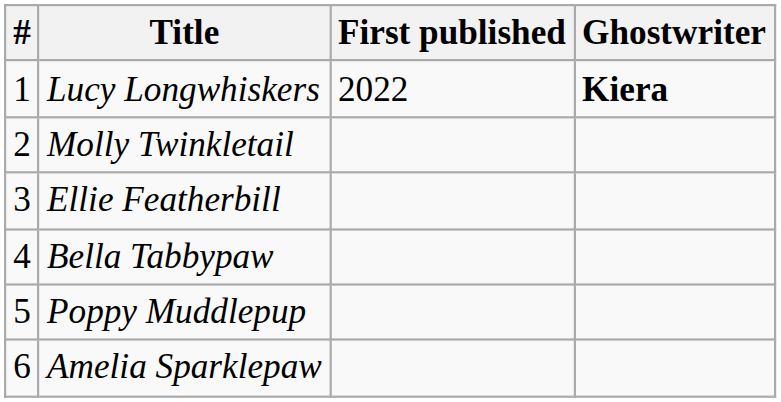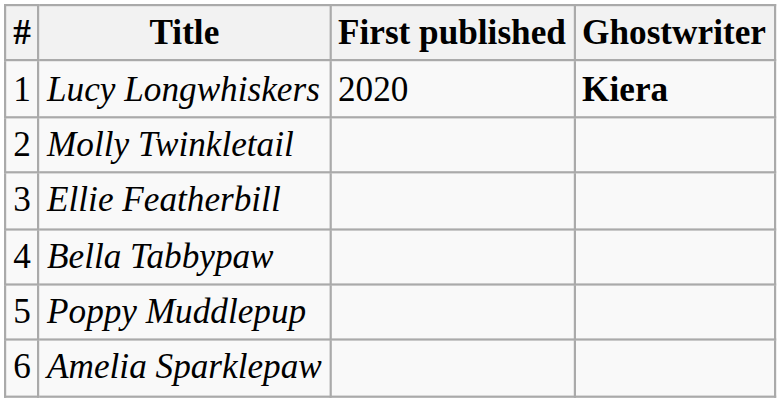(373, 88) 2022 -> (373, 88) 2020
